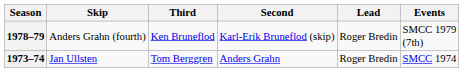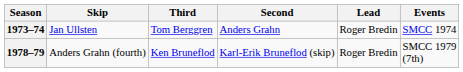rows swapped: (26, 59) <-> (26, 36)
